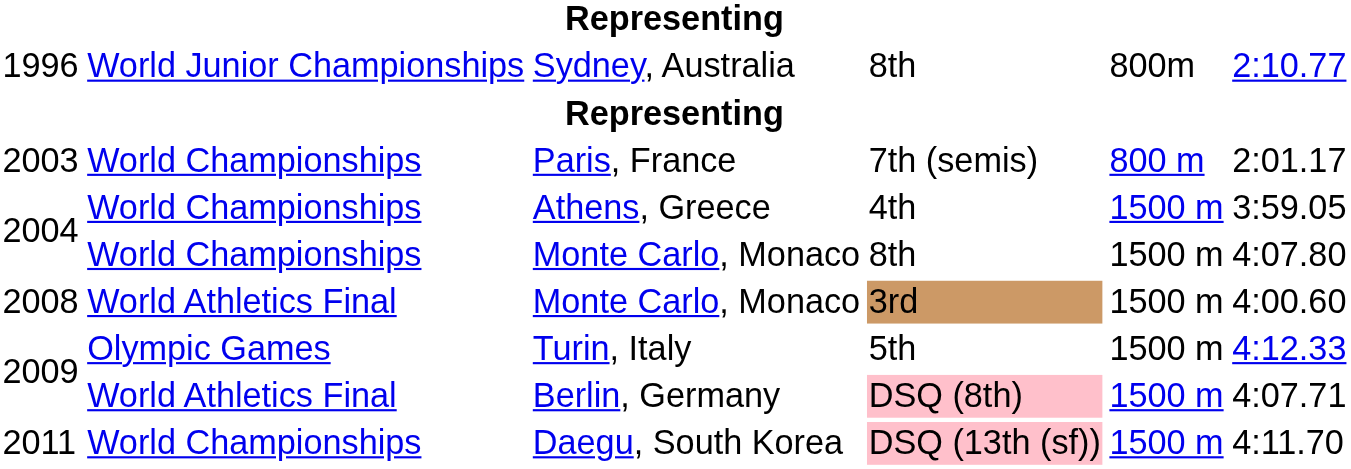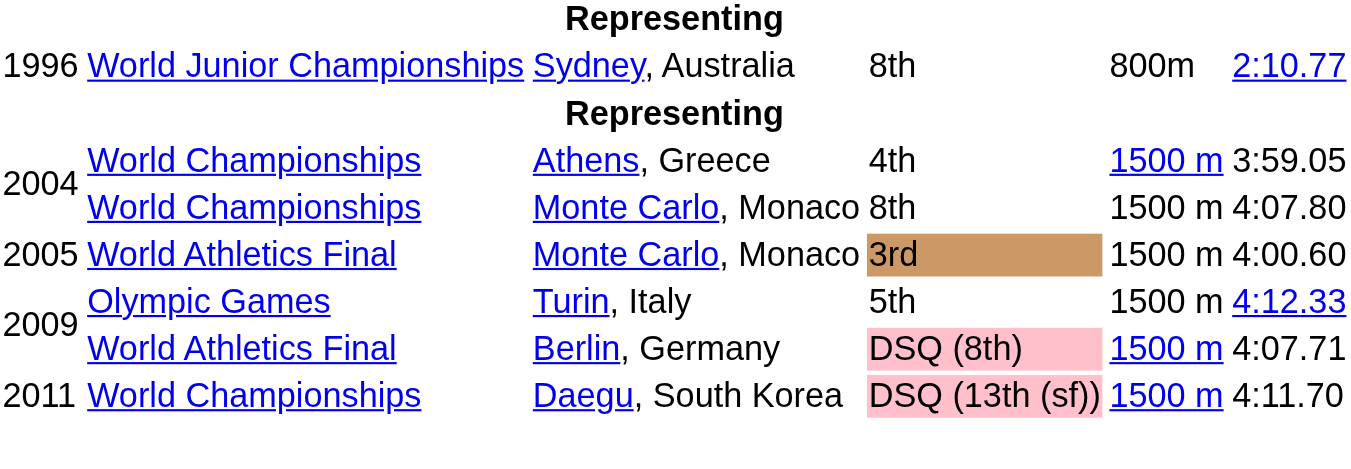- row: (635, 160)
(41, 301) 2008 -> (41, 254) 2005
